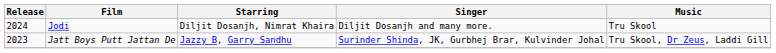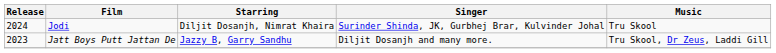(416, 26) Diljit Dosanjh and many more. -> (471, 26) Surinder Shinda, JK, Gurbhej Brar, Kulvinder Johal
(471, 40) Surinder Shinda, JK, Gurbhej Brar, Kulvinder Johal -> (416, 40) Diljit Dosanjh and many more.
